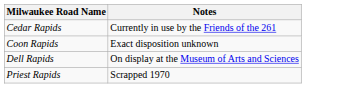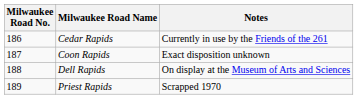+ column: (30, 17)
